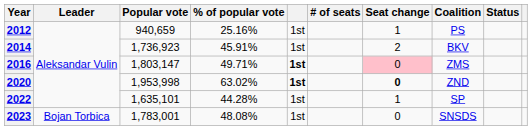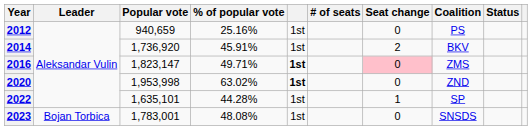(398, 30) 1 -> (398, 30) 0
(155, 47) 1,736,923 -> (155, 47) 1,736,920
(155, 64) 1,803,147 -> (155, 64) 1,823,147
(398, 82) bold -> (398, 82) normal
